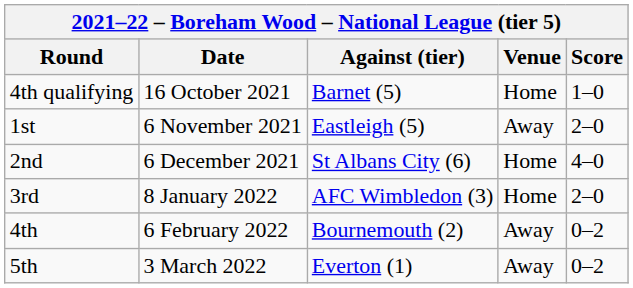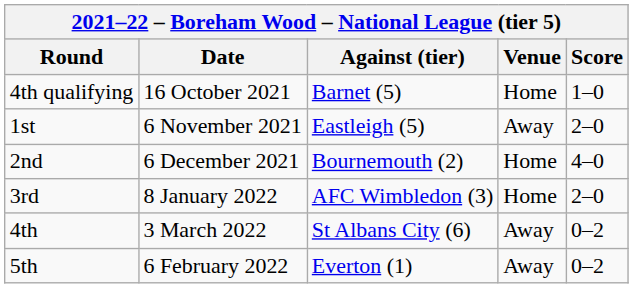(391, 160) St Albans City (6) -> (388, 160) Bournemouth (2)
(216, 230) 6 February 2022 -> (205, 230) 3 March 2022
(388, 230) Bournemouth (2) -> (391, 230) St Albans City (6)
(205, 265) 3 March 2022 -> (216, 265) 6 February 2022
